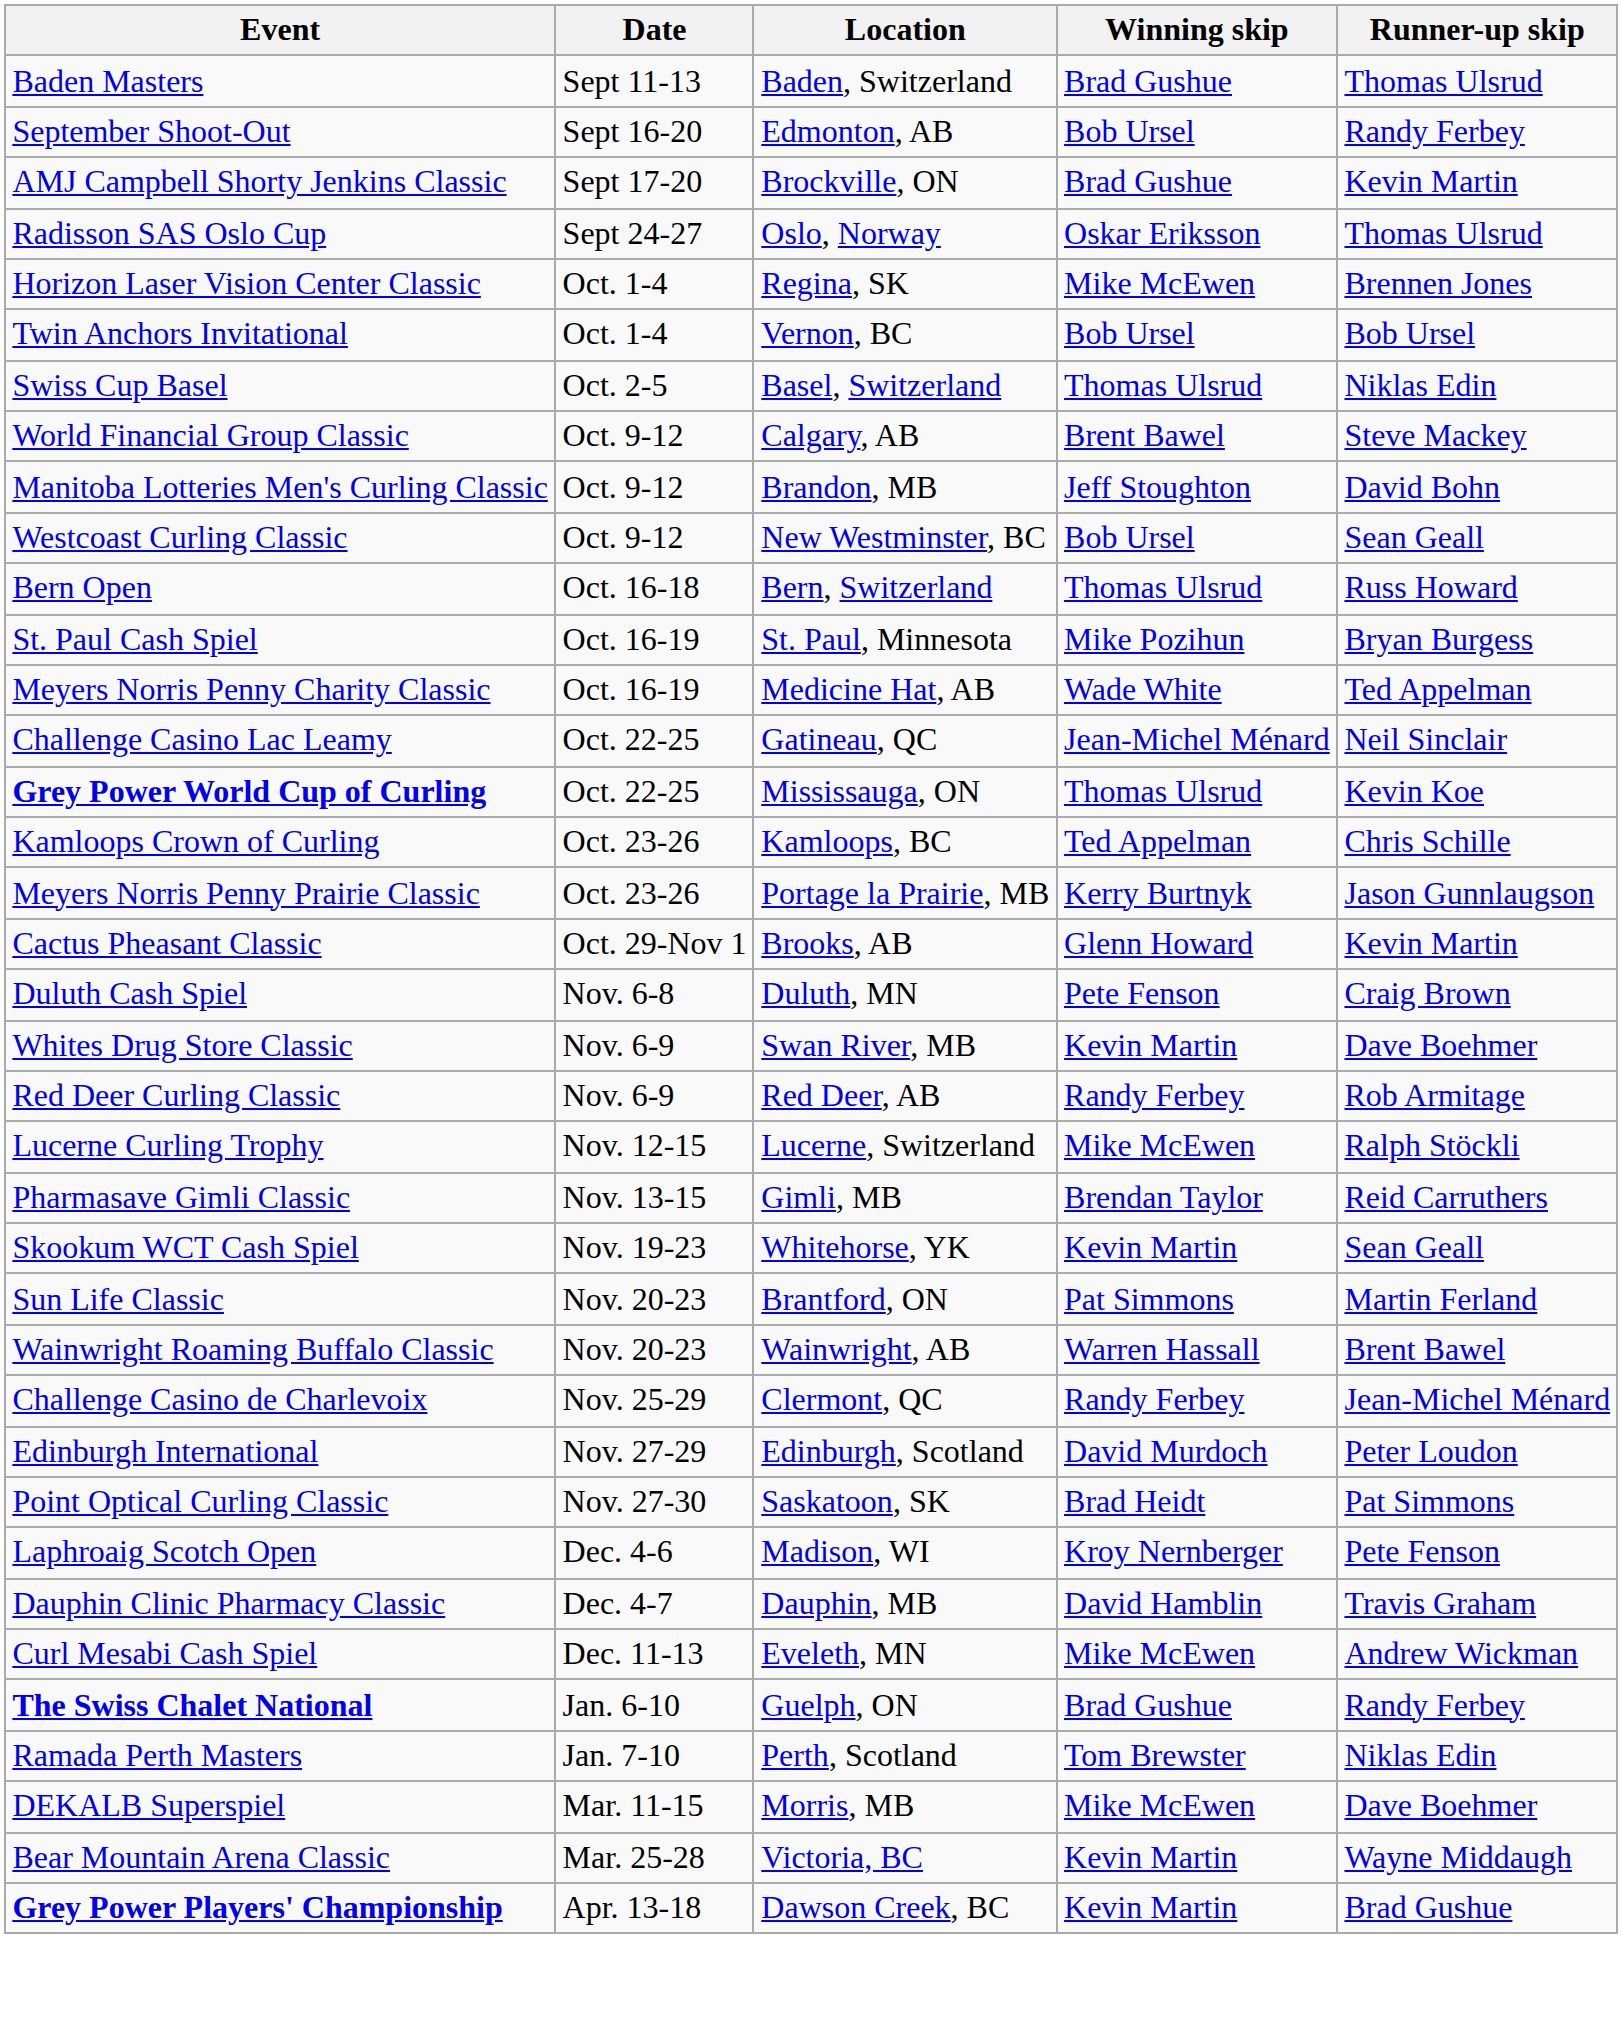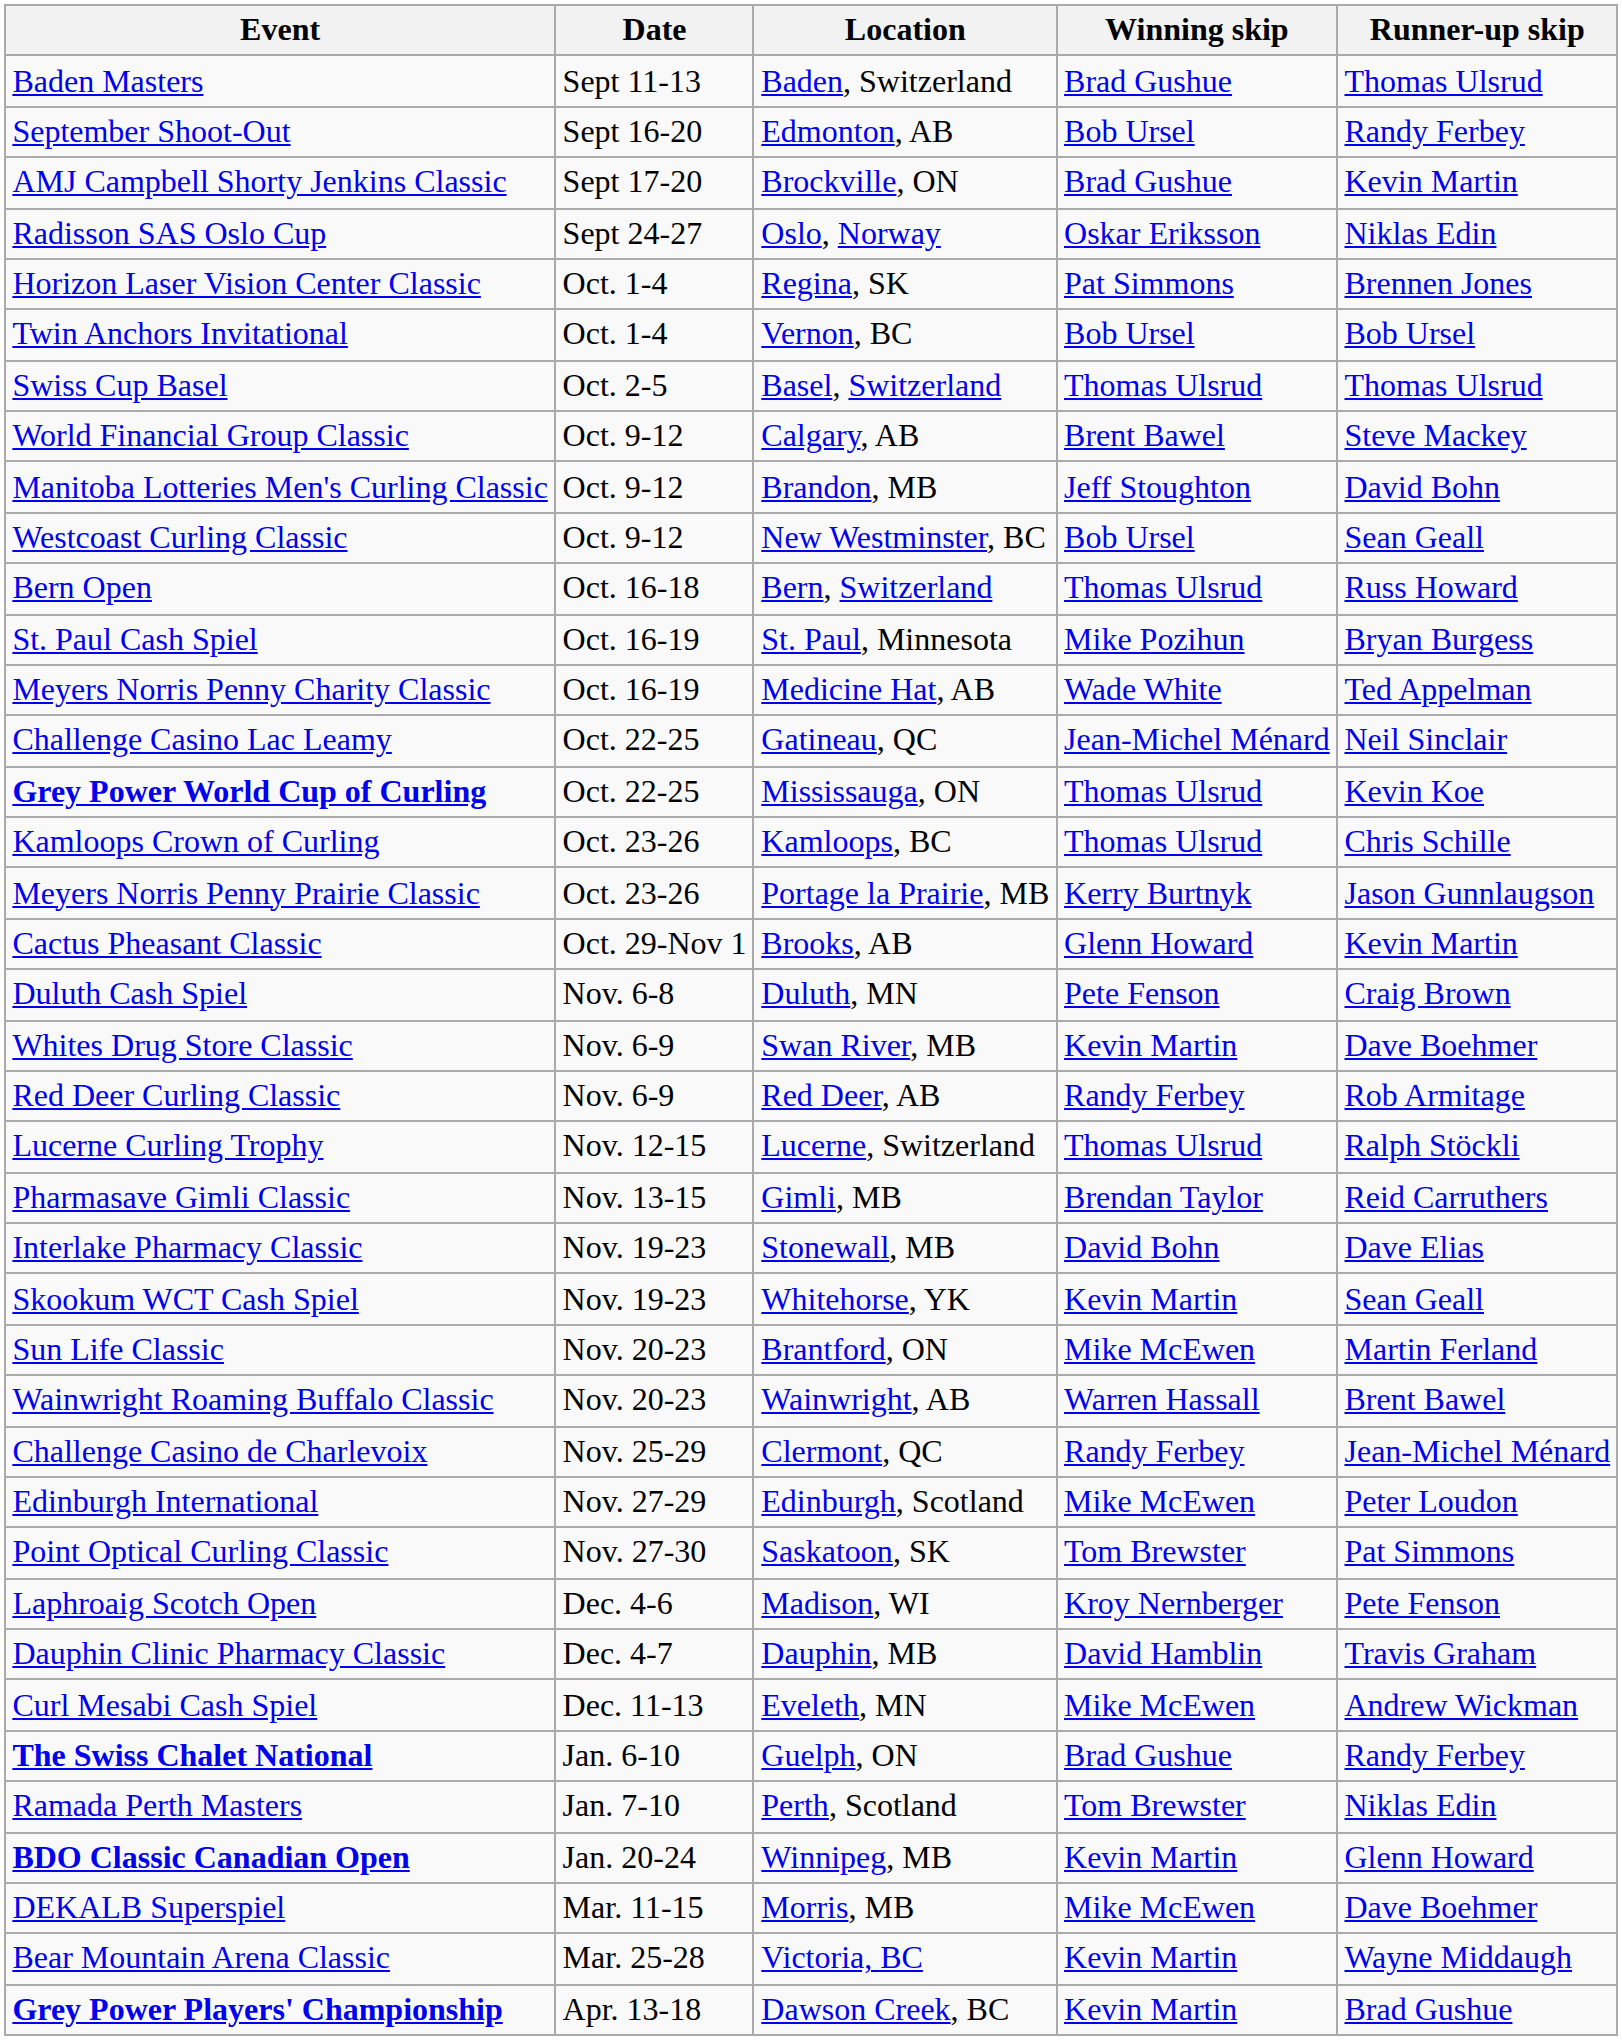(1444, 232) Thomas Ulsrud -> (1420, 232) Niklas Edin
(1160, 283) Mike McEwen -> (1149, 283) Pat Simmons
(1420, 385) Niklas Edin -> (1444, 385) Thomas Ulsrud
(1158, 841) Ted Appelman -> (1163, 841) Thomas Ulsrud
(1160, 1146) Mike McEwen -> (1163, 1146) Thomas Ulsrud
+ row: (187, 1247)
(1149, 1298) Pat Simmons -> (1160, 1349) Mike McEwen
(1166, 1450) David Murdoch -> (1160, 1501) Mike McEwen
(1135, 1501) Brad Heidt -> (1155, 1552) Tom Brewster
+ row: (211, 1856)
